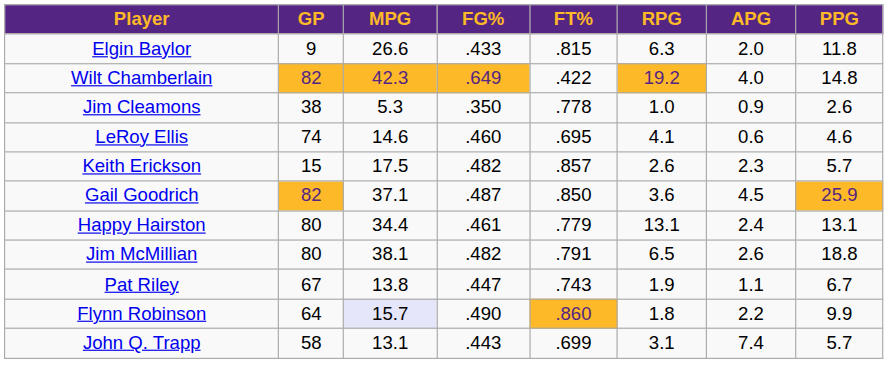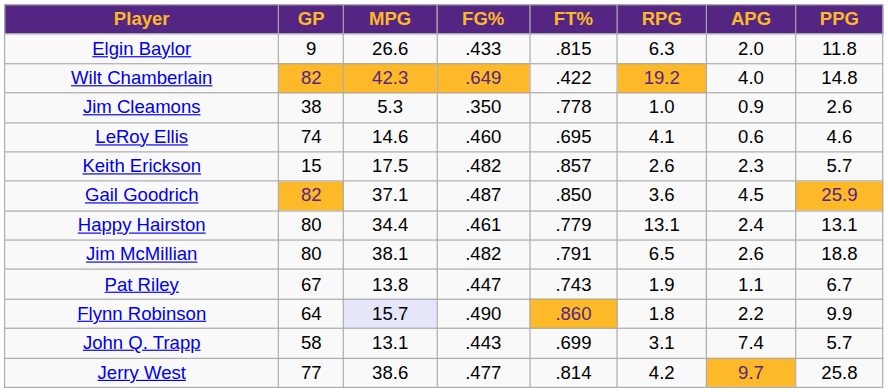+ row: (142, 372)
